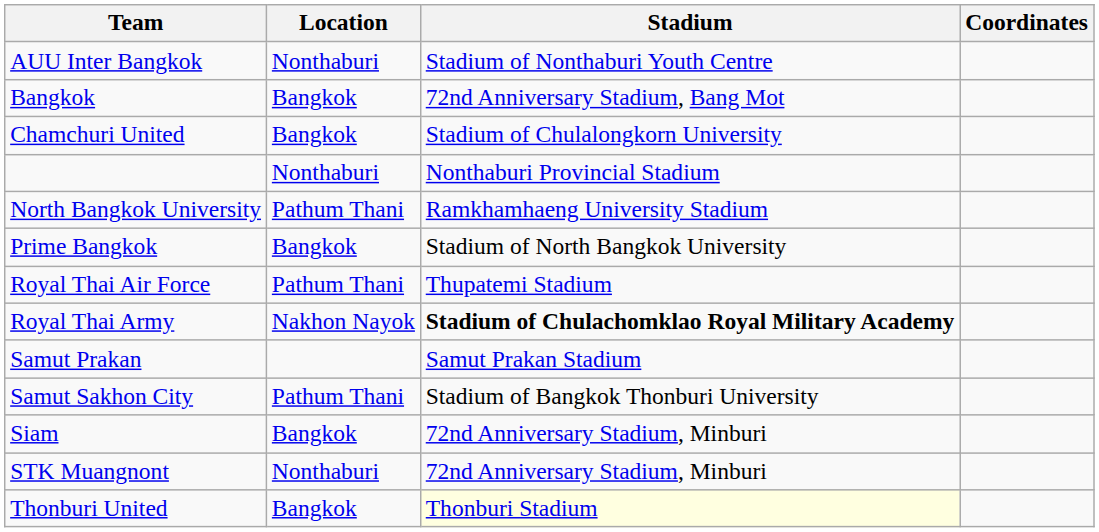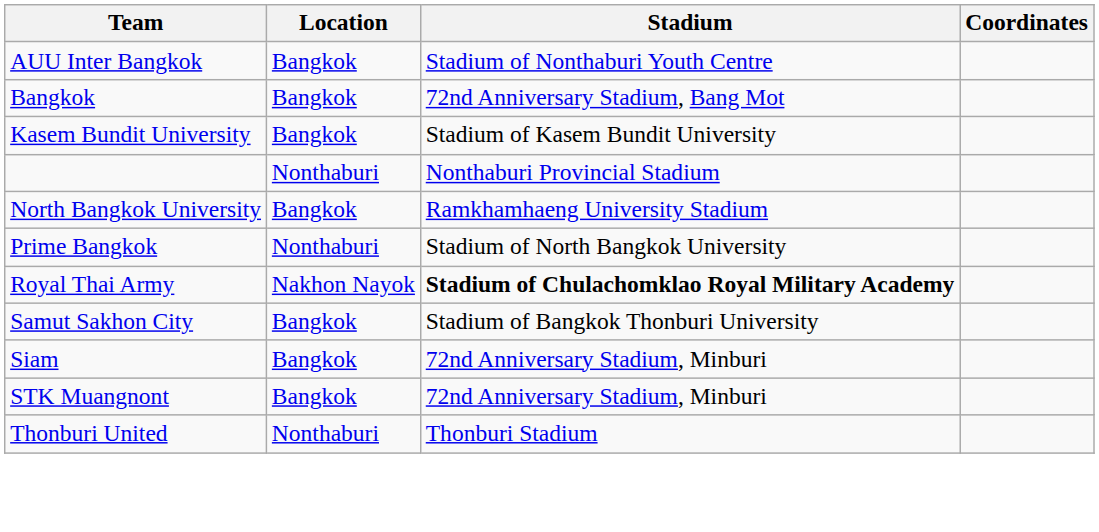(325, 60) Nonthaburi -> (314, 60) Bangkok
- row: (97, 135)
+ row: (130, 135)
(338, 209) Pathum Thani -> (314, 209) Bangkok
(314, 246) Bangkok -> (325, 246) Nonthaburi
- row: (110, 284)
- row: (76, 358)
(338, 396) Pathum Thani -> (314, 321) Bangkok
(325, 470) Nonthaburi -> (314, 396) Bangkok
(314, 508) Bangkok -> (325, 433) Nonthaburi
(512, 508) lightyellow background -> (512, 433) no background
